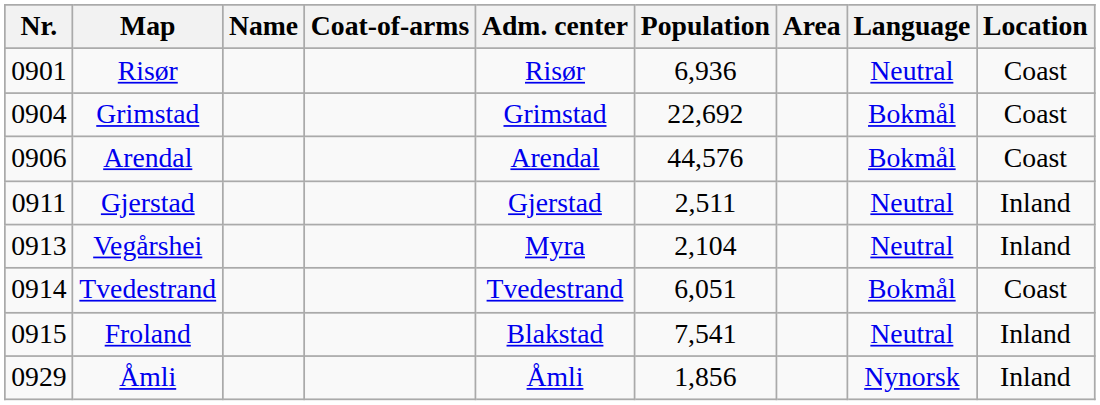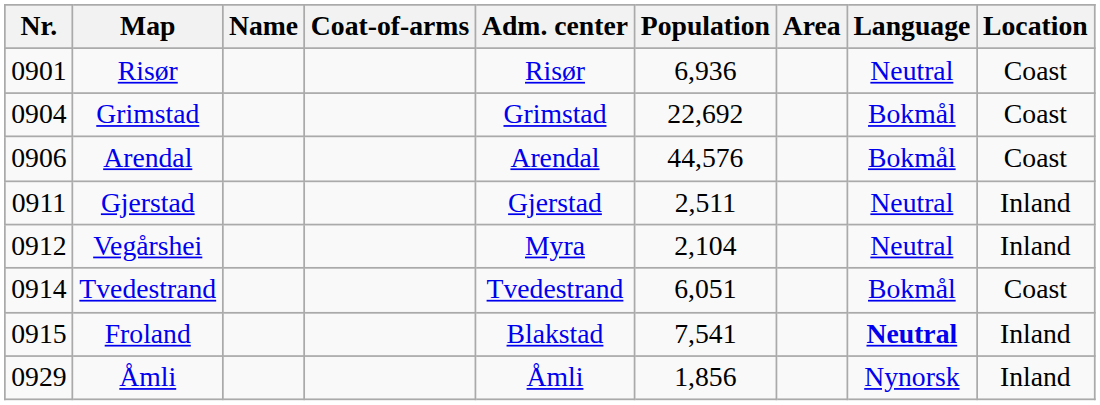(39, 245) 0913 -> (39, 245) 0912
(912, 333) normal -> (912, 333) bold
